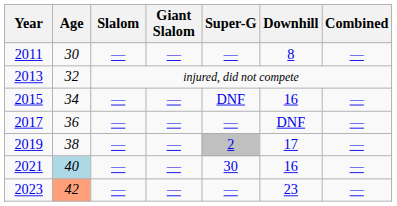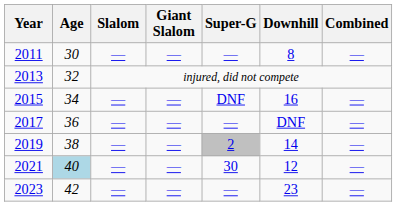(291, 144) 17 -> (291, 144) 14
(291, 167) 16 -> (291, 167) 12
(72, 189) lightsalmon background -> (72, 189) no background
